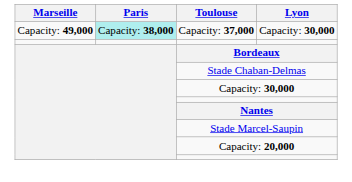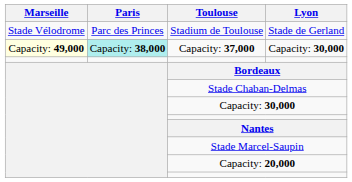+ row: (217, 30)
(55, 30) no background -> (46, 48) lightyellow background
